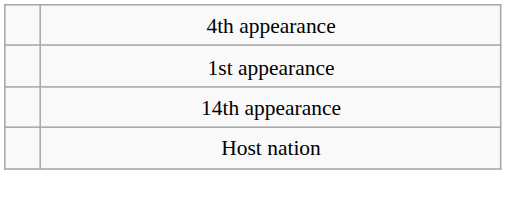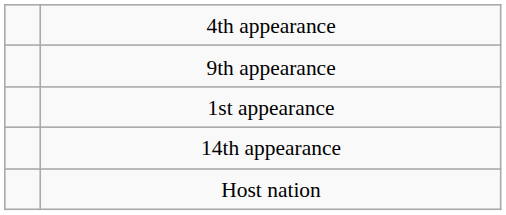+ row: (271, 67)
